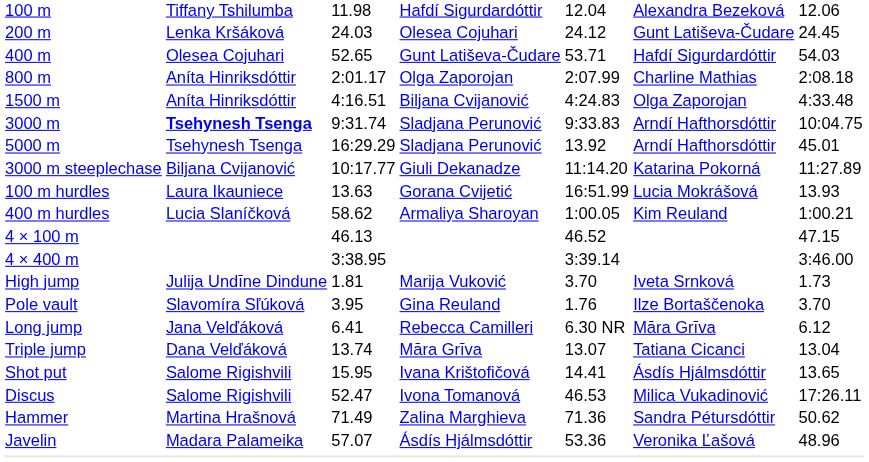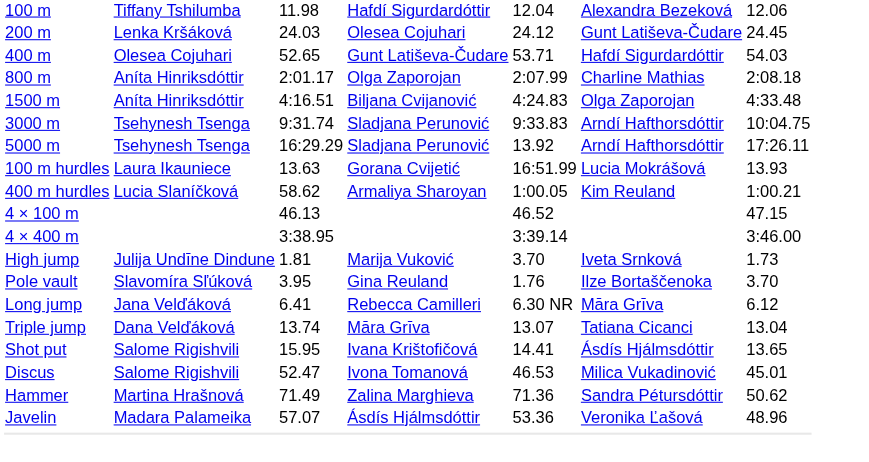(239, 123) bold -> (182, 123) normal
(819, 146) 45.01 -> (778, 146) 17:26.11
- row: (83, 168)
(830, 395) 17:26.11 -> (767, 372) 45.01
